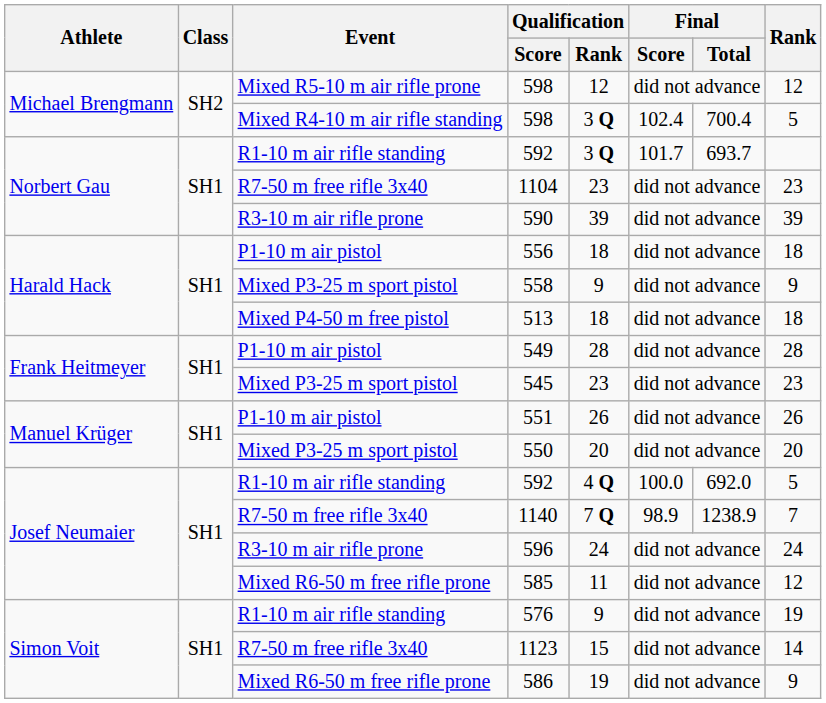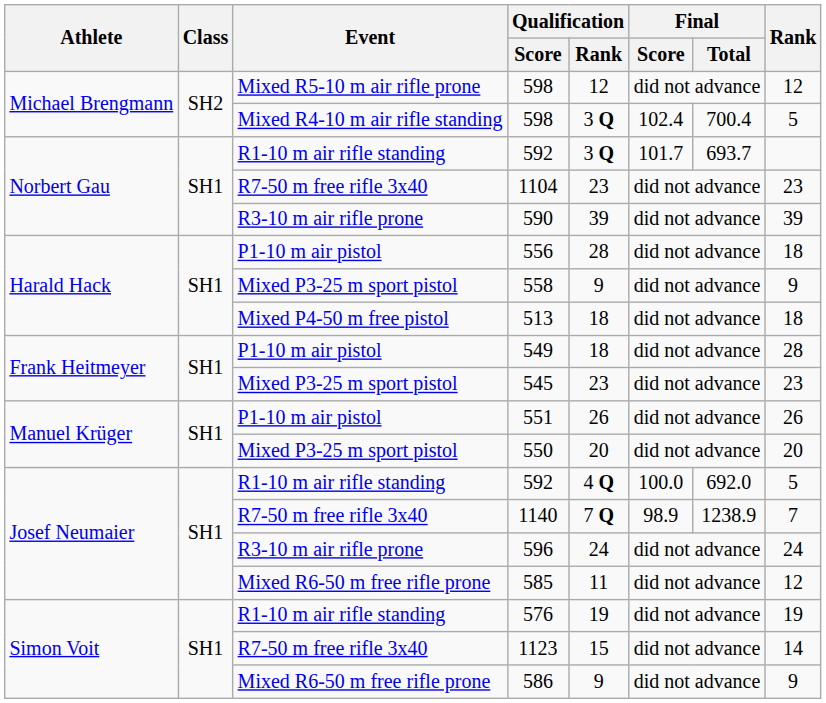(599, 252) 18 -> (599, 252) 28
(599, 351) 28 -> (599, 351) 18
(599, 615) 9 -> (599, 615) 19
(599, 681) 19 -> (599, 681) 9
